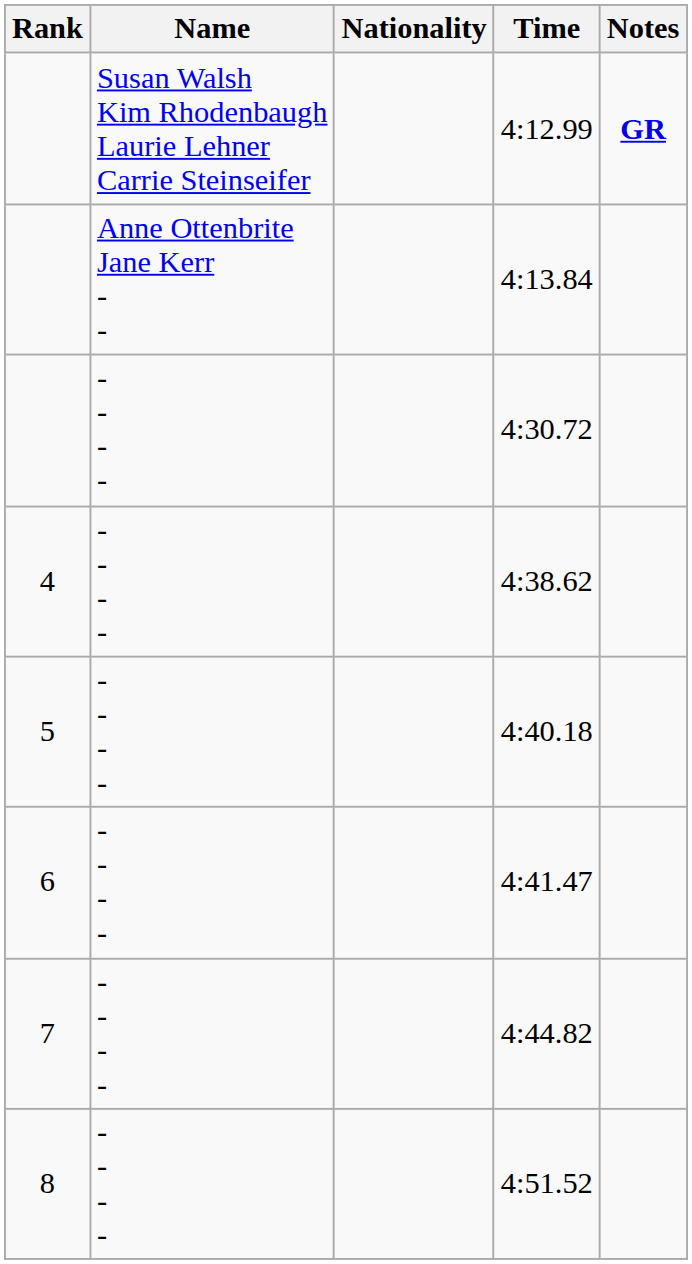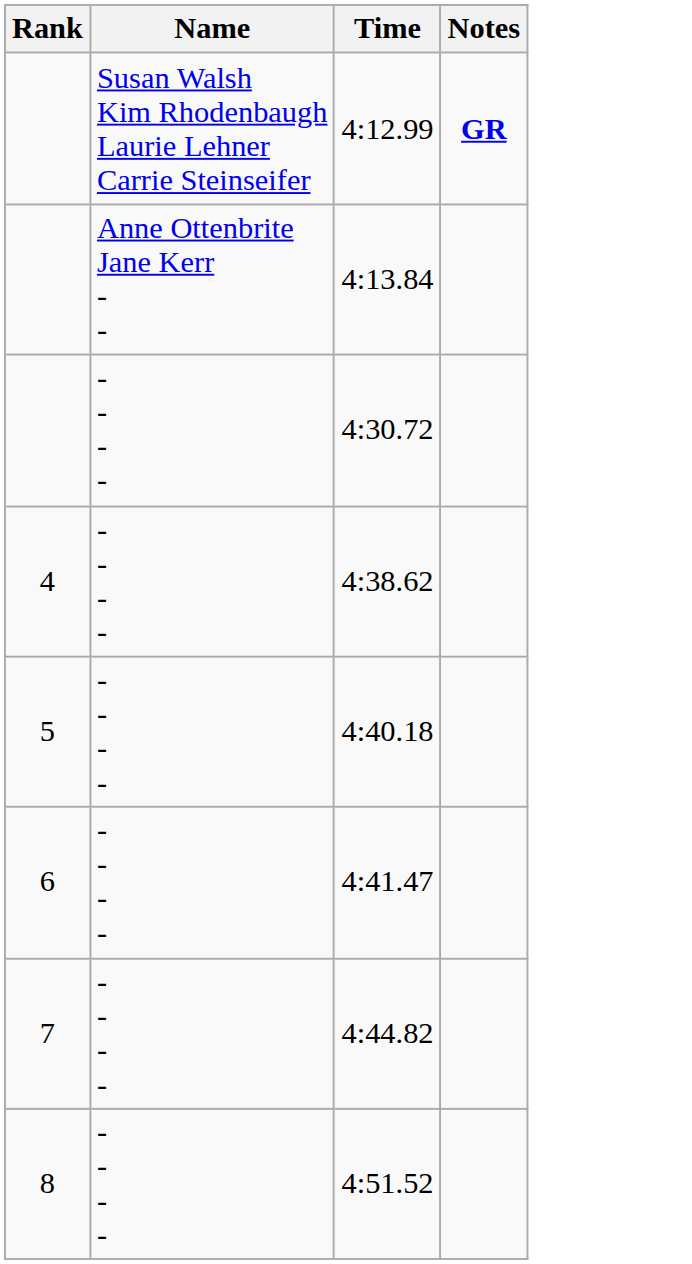- column: (414, 28)
